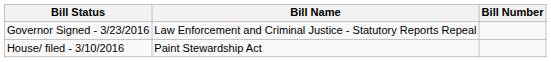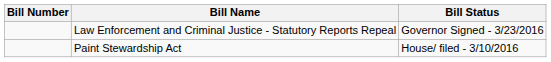columns swapped: (513, 13) <-> (78, 13)
